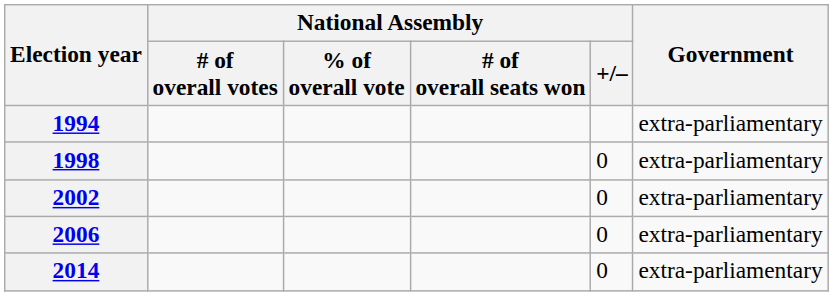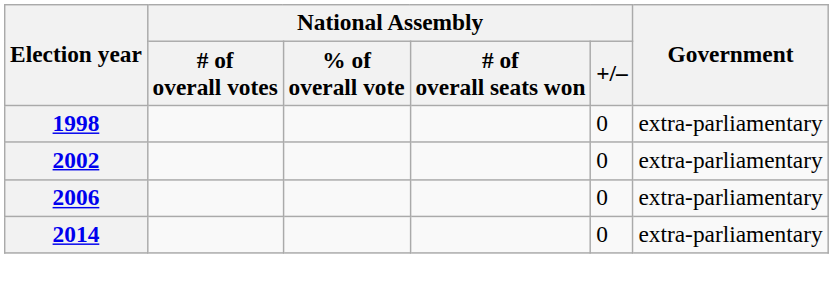- row: (76, 123)
